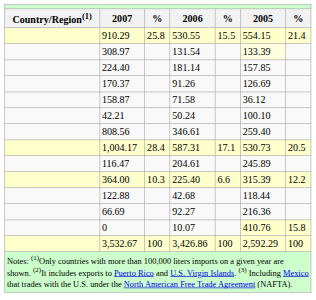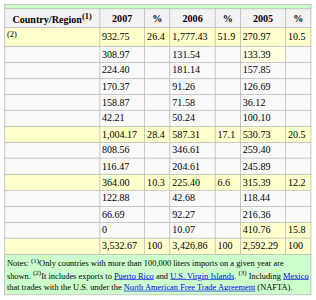+ row: (116, 37)
- row: (116, 35)
rows swapped: (120, 147) <-> (116, 131)
